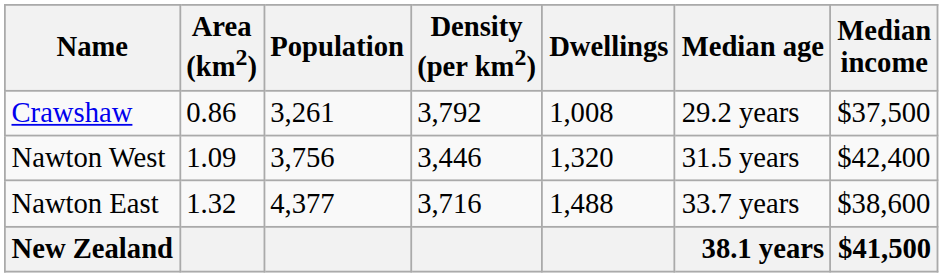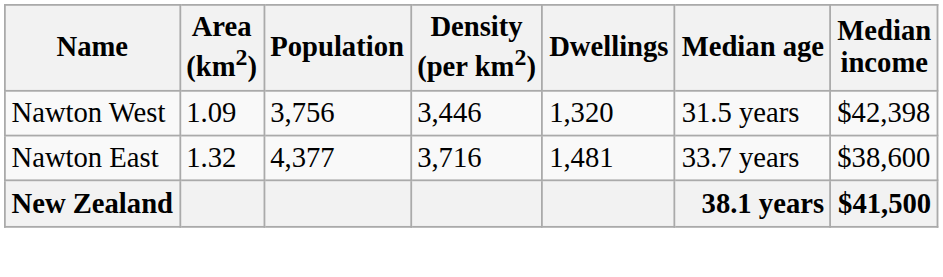- row: (72, 112)
(884, 158) $42,400 -> (884, 112) $42,398
(581, 203) 1,488 -> (581, 158) 1,481
